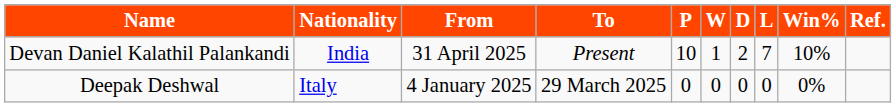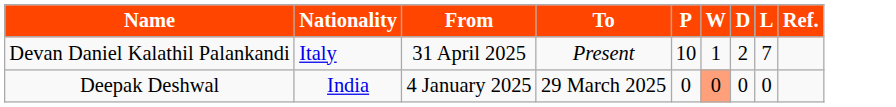- column: (812, 20)
(348, 53) India -> (318, 53) Italy
(318, 85) Italy -> (348, 85) India
(716, 85) no background -> (716, 85) lightsalmon background
